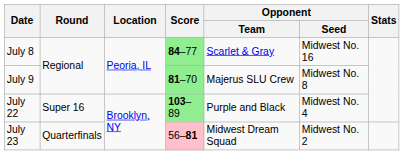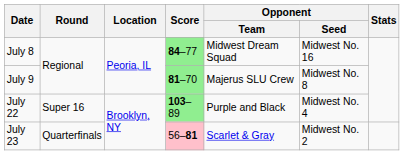(240, 51) Scarlet & Gray -> (243, 51) Midwest Dream Squad
(243, 136) Midwest Dream Squad -> (240, 136) Scarlet & Gray
